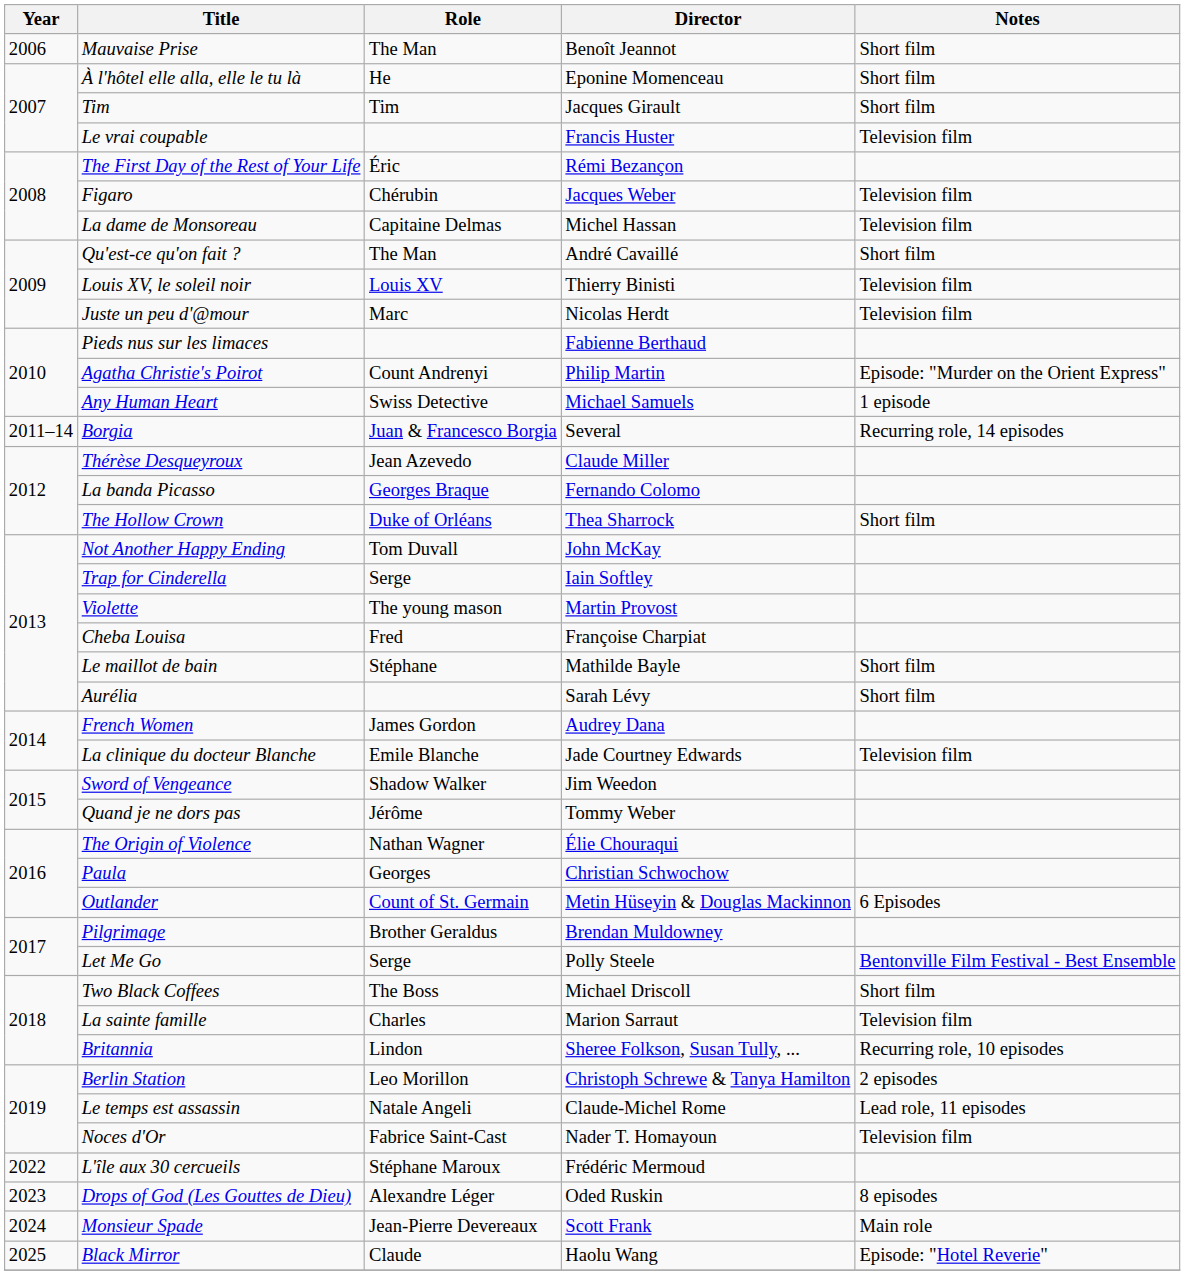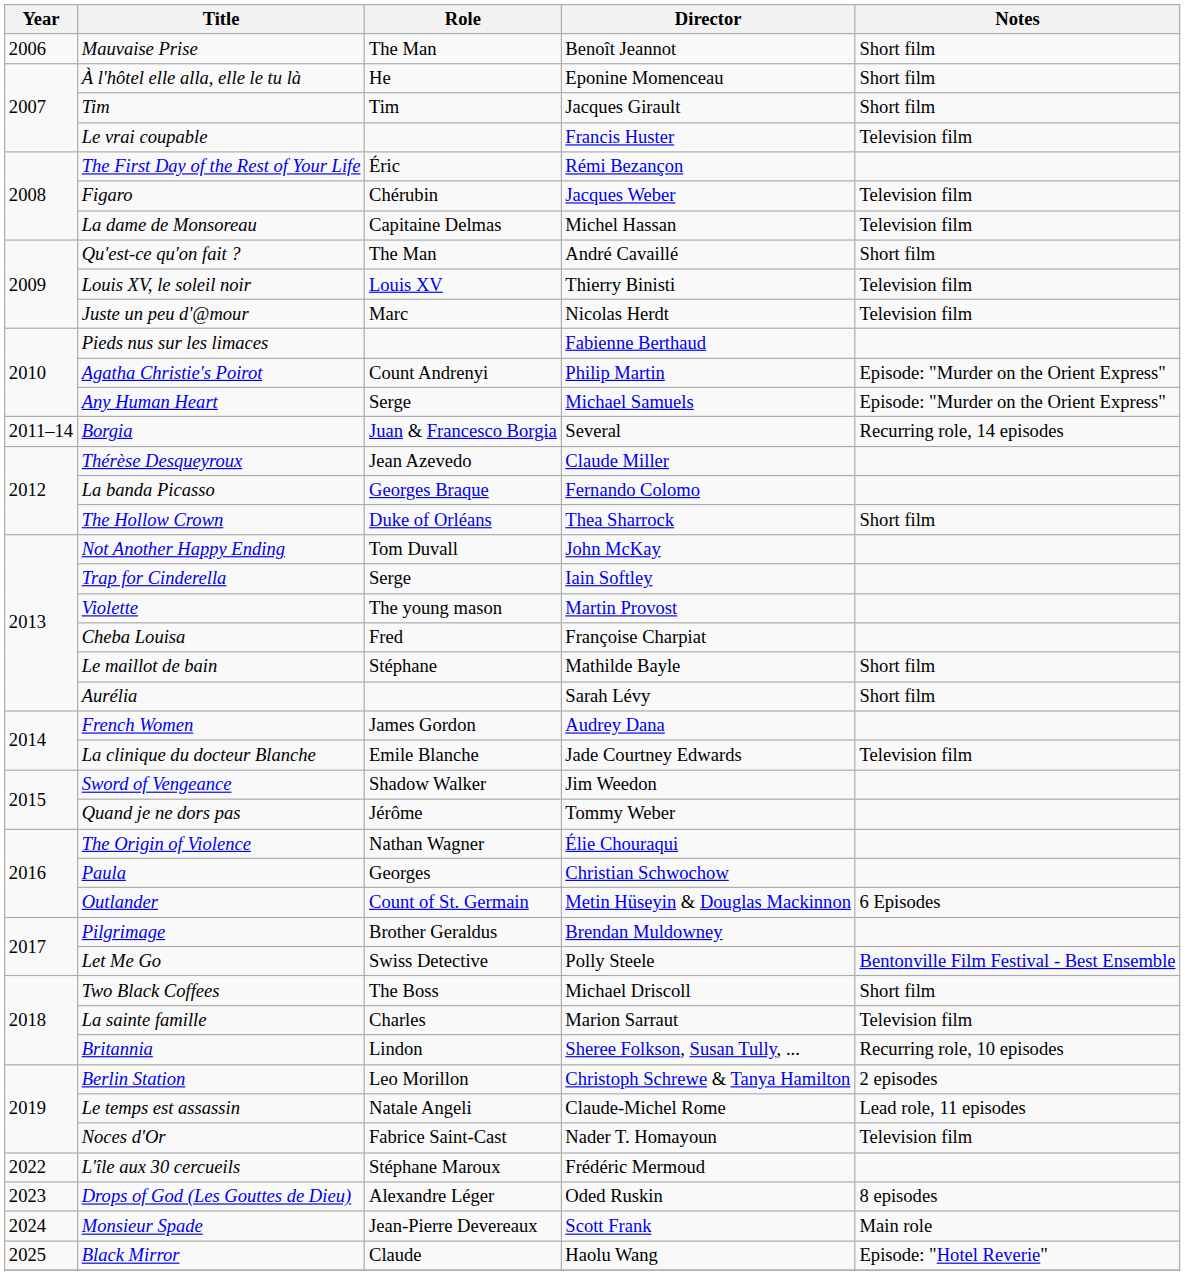(429, 401) Swiss Detective -> (390, 401) Serge
(895, 401) 1 episode -> (1013, 401) Episode: "Murder on the Orient Express"
(390, 961) Serge -> (429, 961) Swiss Detective
